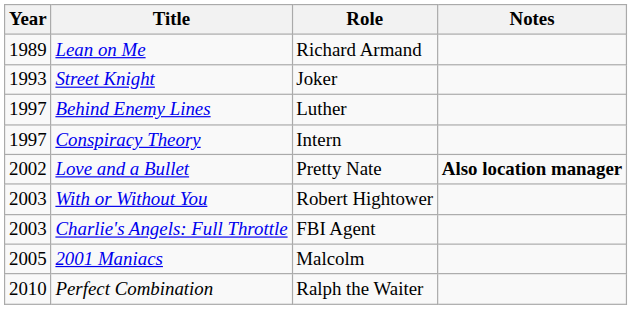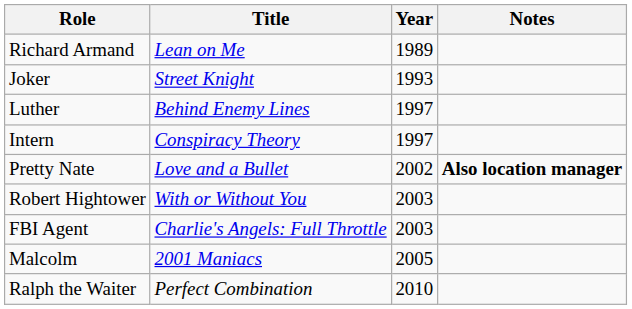columns swapped: (28, 19) <-> (365, 19)
